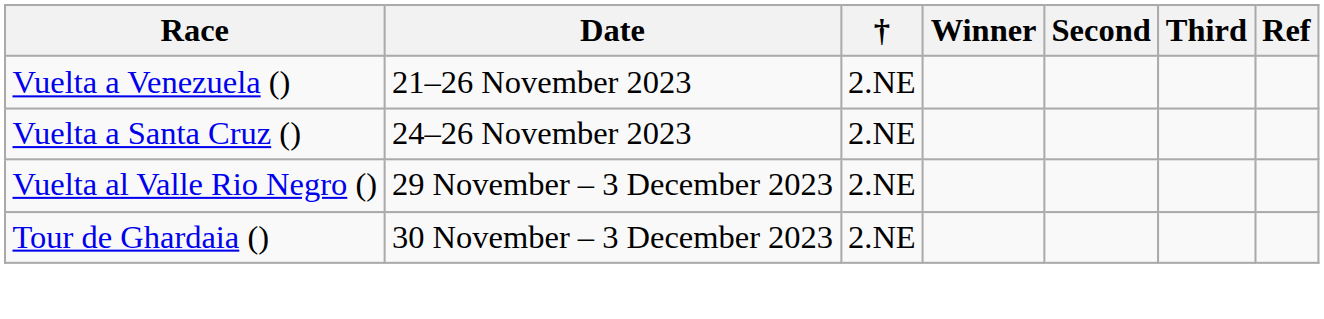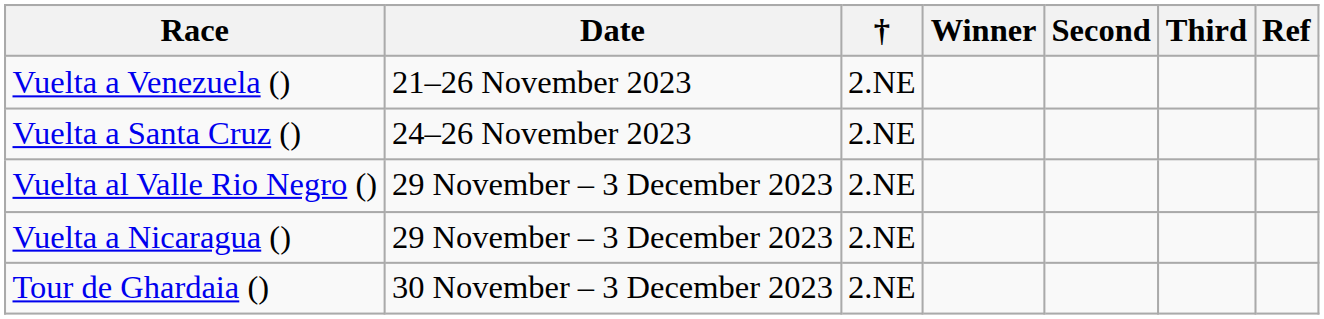+ row: (152, 236)
